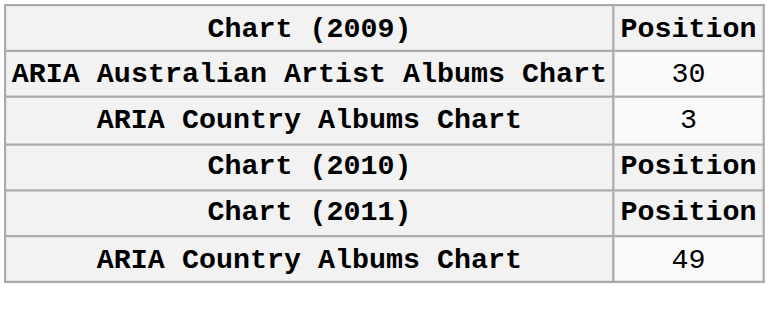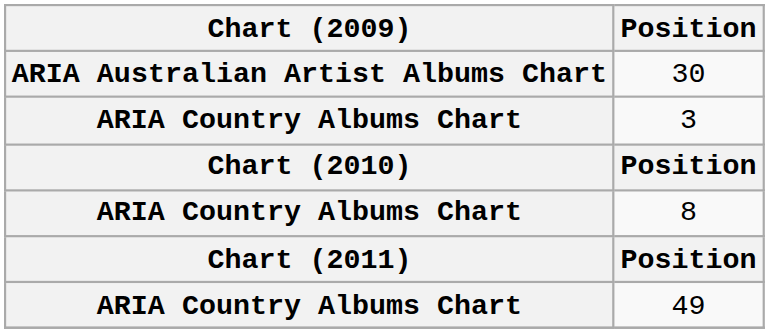+ row: (689, 213)
